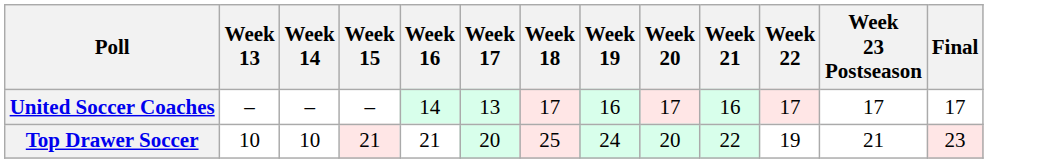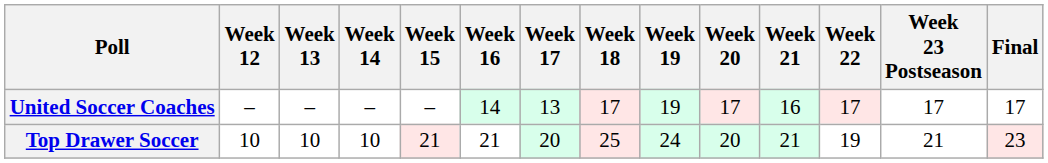+ column: (250, 47)
(610, 106) 16 -> (670, 106) 19
(730, 141) 22 -> (790, 141) 21
